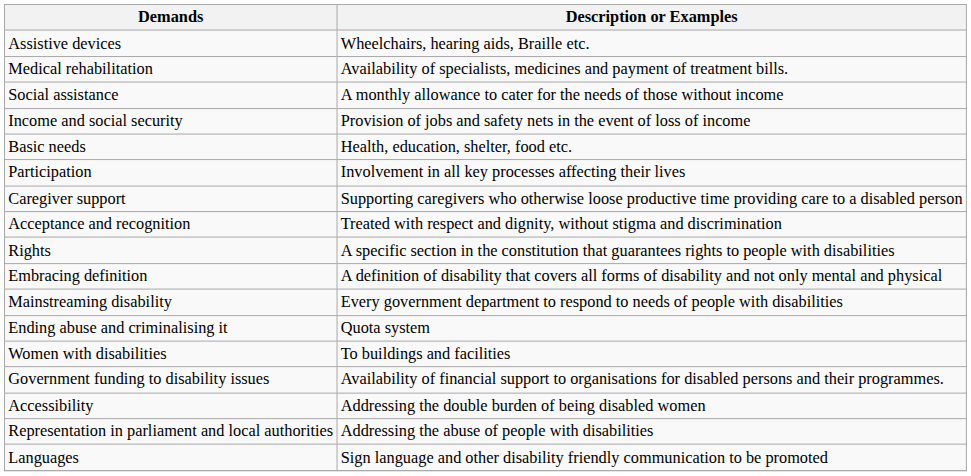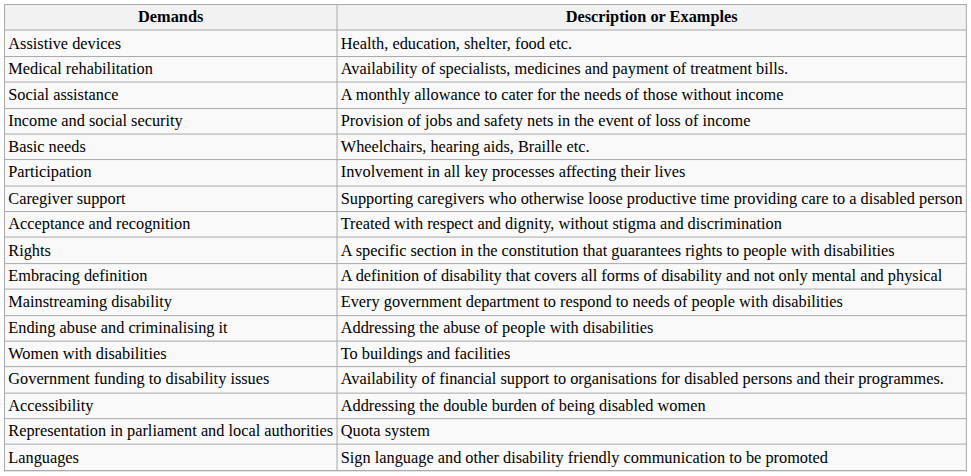(465, 43) Wheelchairs, hearing aids, Braille etc. -> (456, 43) Health, education, shelter, food etc.
(456, 146) Health, education, shelter, food etc. -> (465, 146) Wheelchairs, hearing aids, Braille etc.
(385, 328) Quota system -> (497, 328) Addressing the abuse of people with disabilities
(497, 431) Addressing the abuse of people with disabilities -> (385, 431) Quota system
